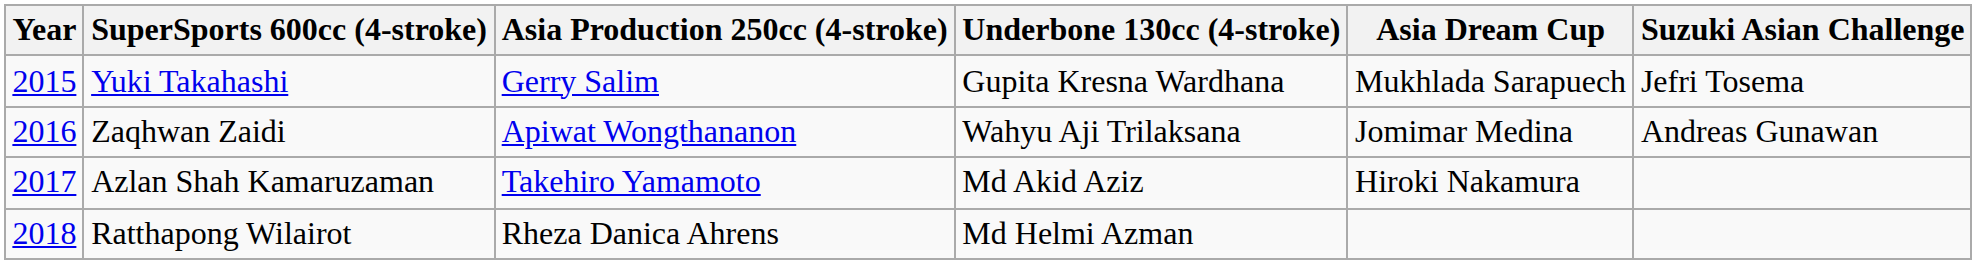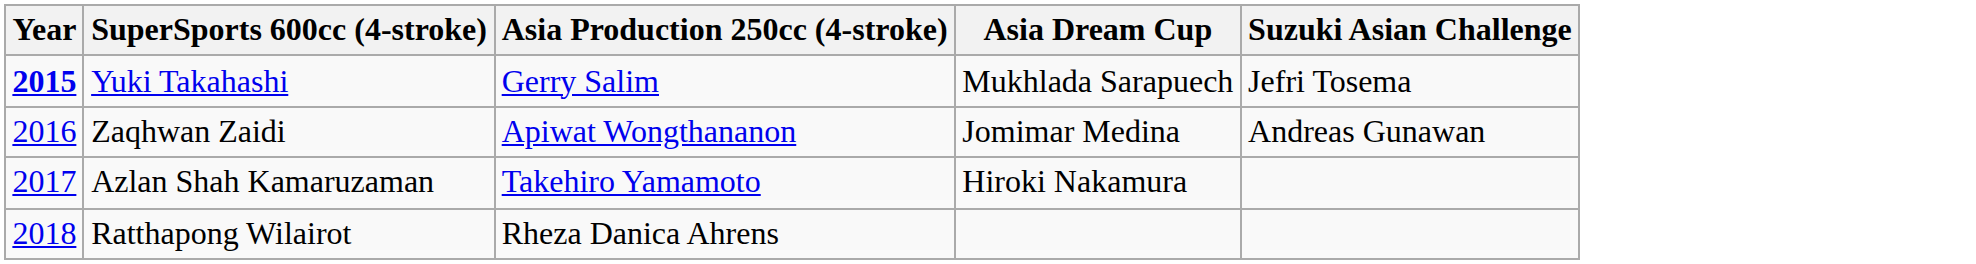- column: (1151, 29)
(44, 80) normal -> (44, 80) bold
